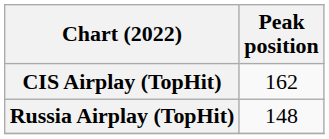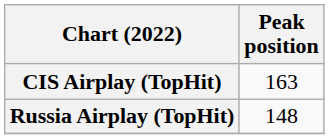(282, 81) 162 -> (282, 81) 163
